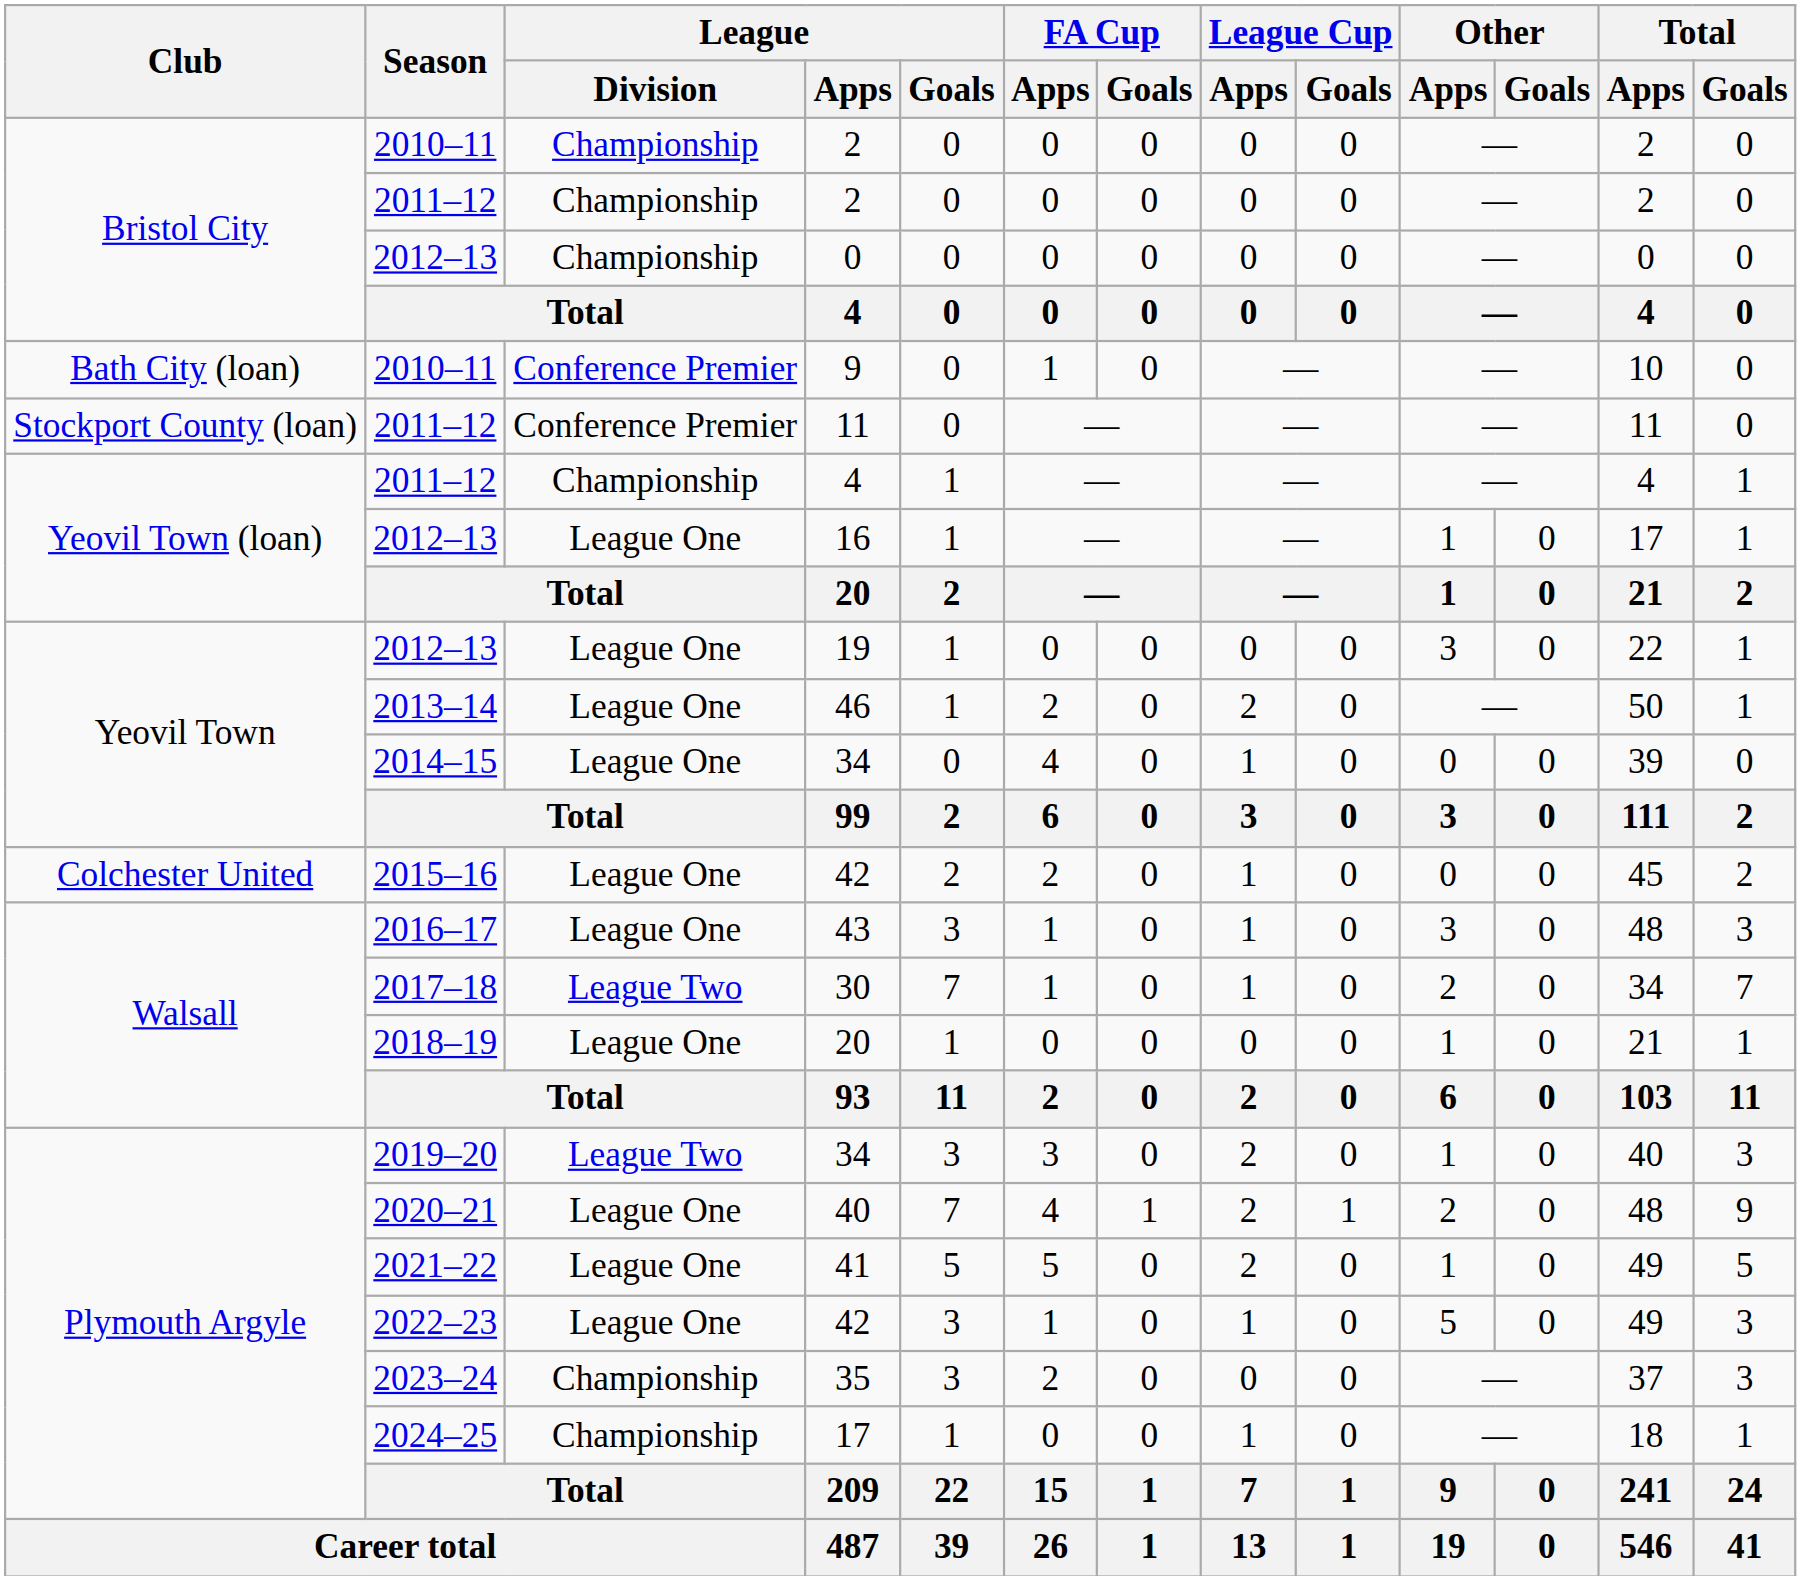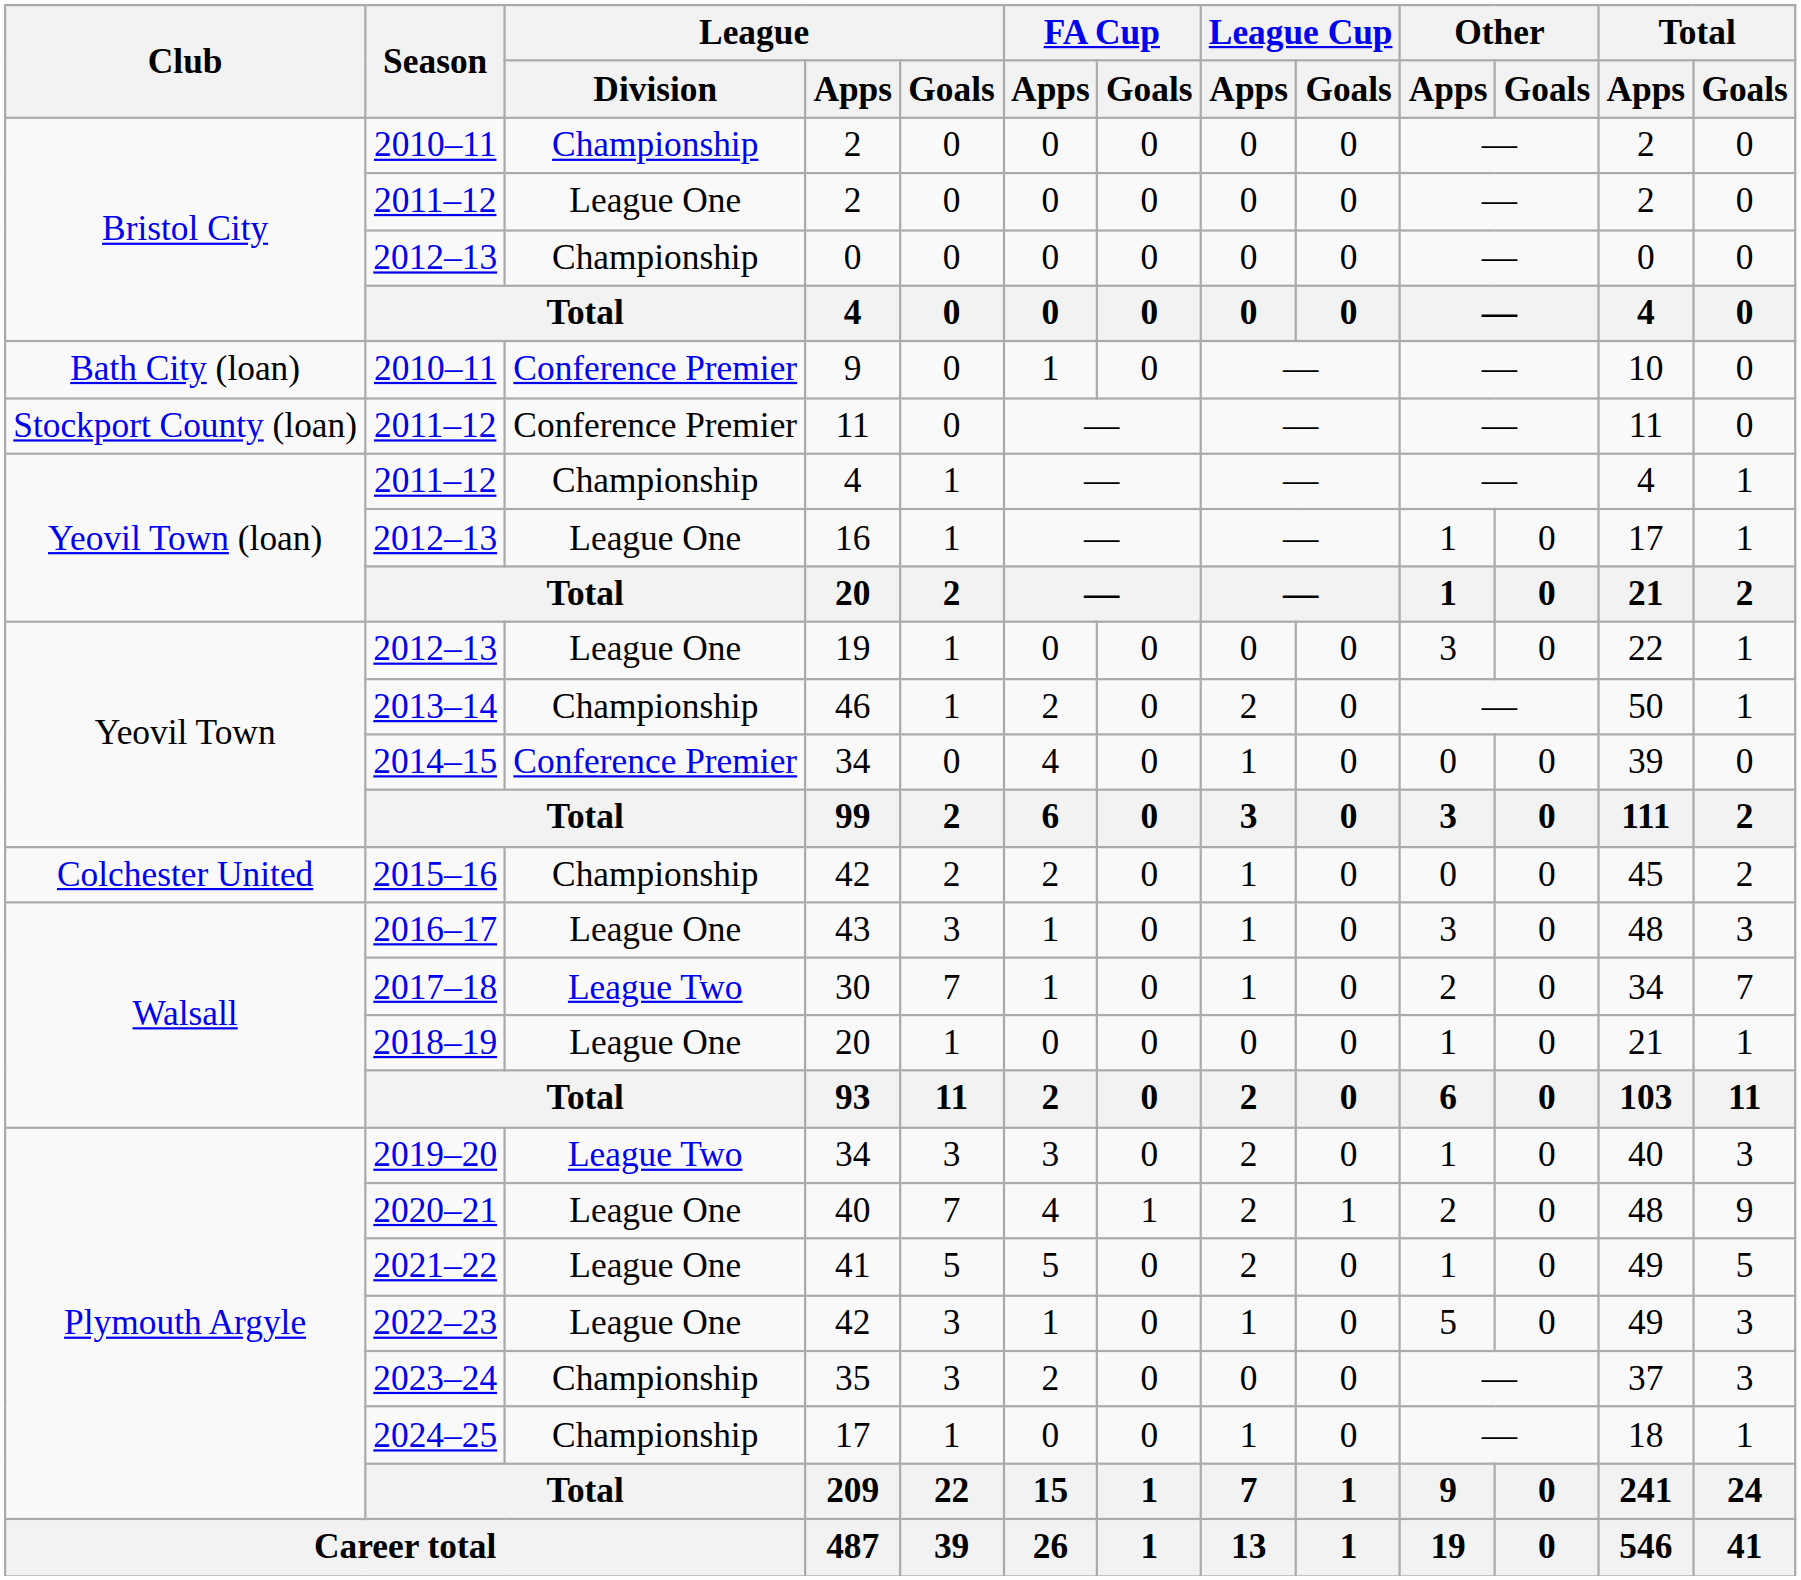(655, 200) Championship -> (655, 200) League One
(655, 705) League One -> (655, 705) Championship
(655, 761) League One -> (655, 761) Conference Premier
(655, 873) League One -> (655, 873) Championship
